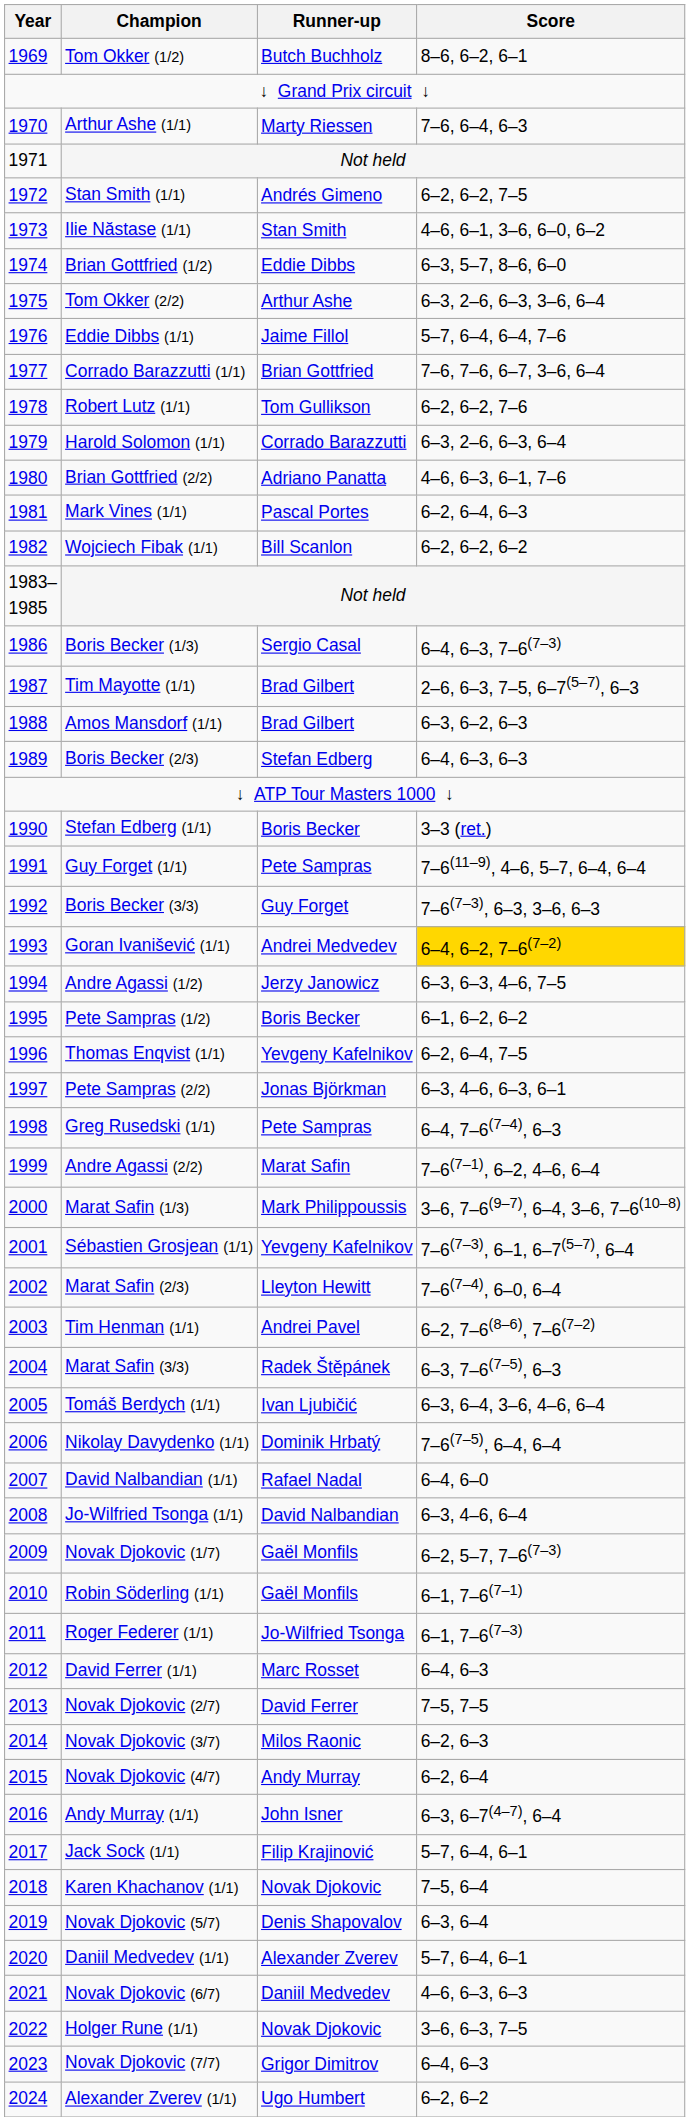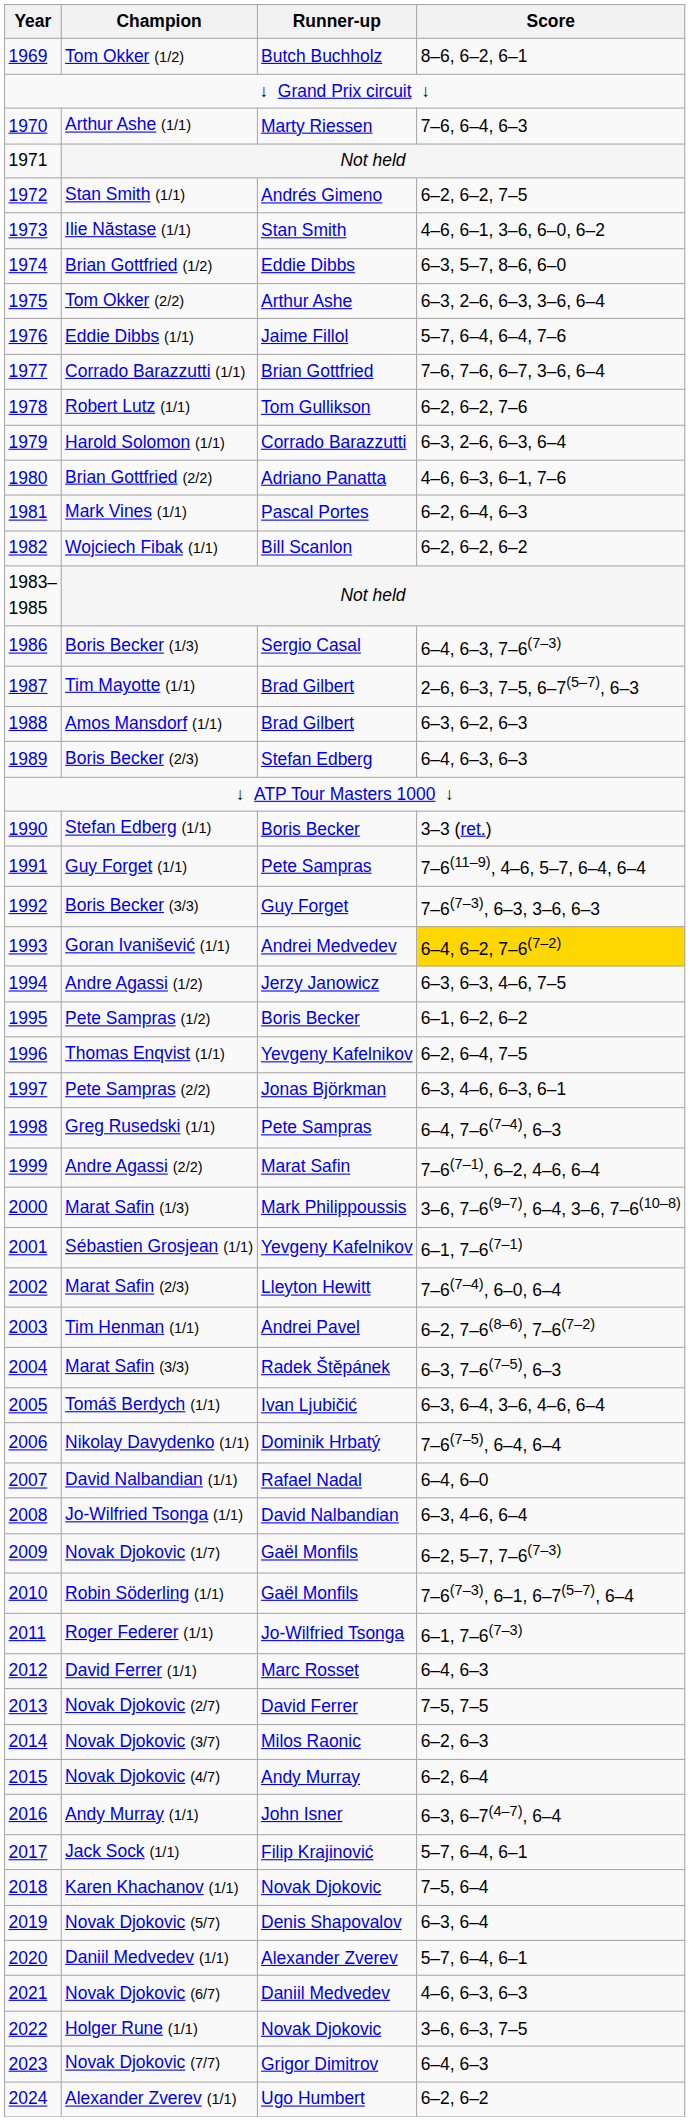(527, 1248) 7–6(7–3), 6–1, 6–7(5–7), 6–4 -> (472, 1248) 6–1, 7–6(7–1)
(472, 1593) 6–1, 7–6(7–1) -> (527, 1593) 7–6(7–3), 6–1, 6–7(5–7), 6–4
